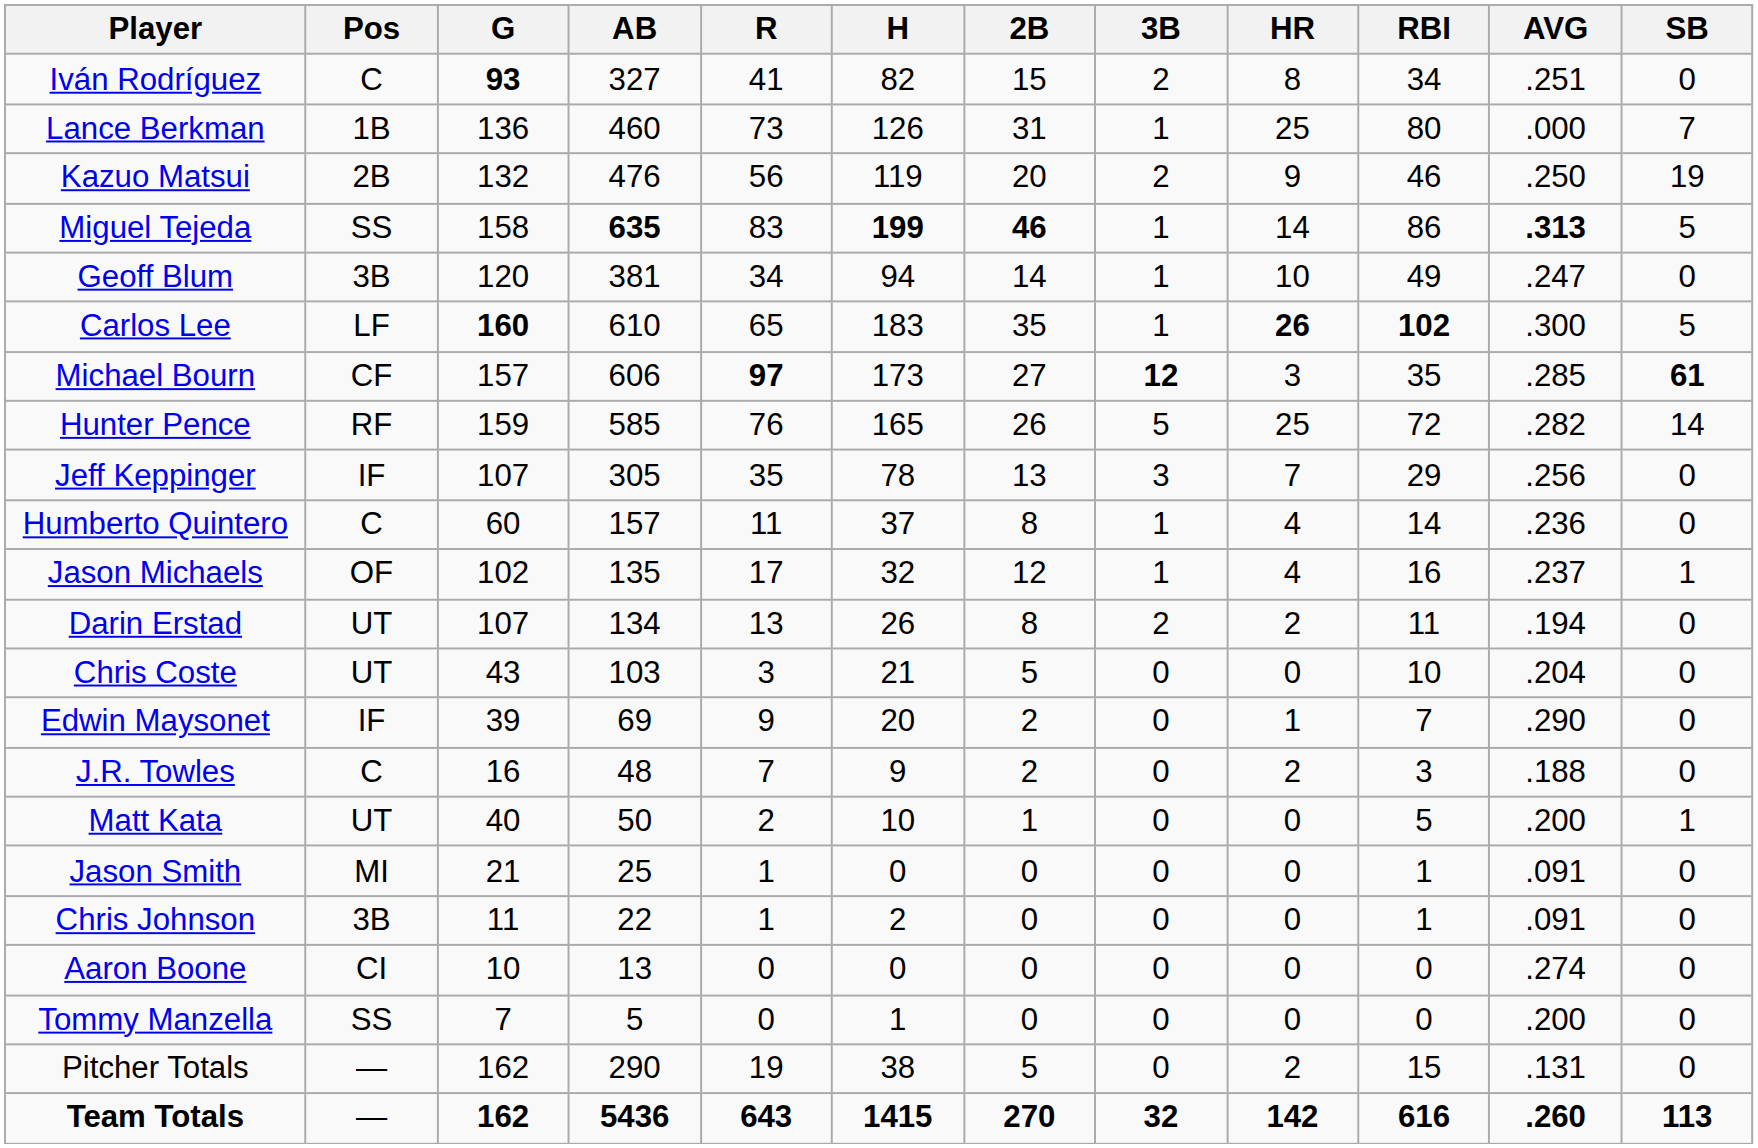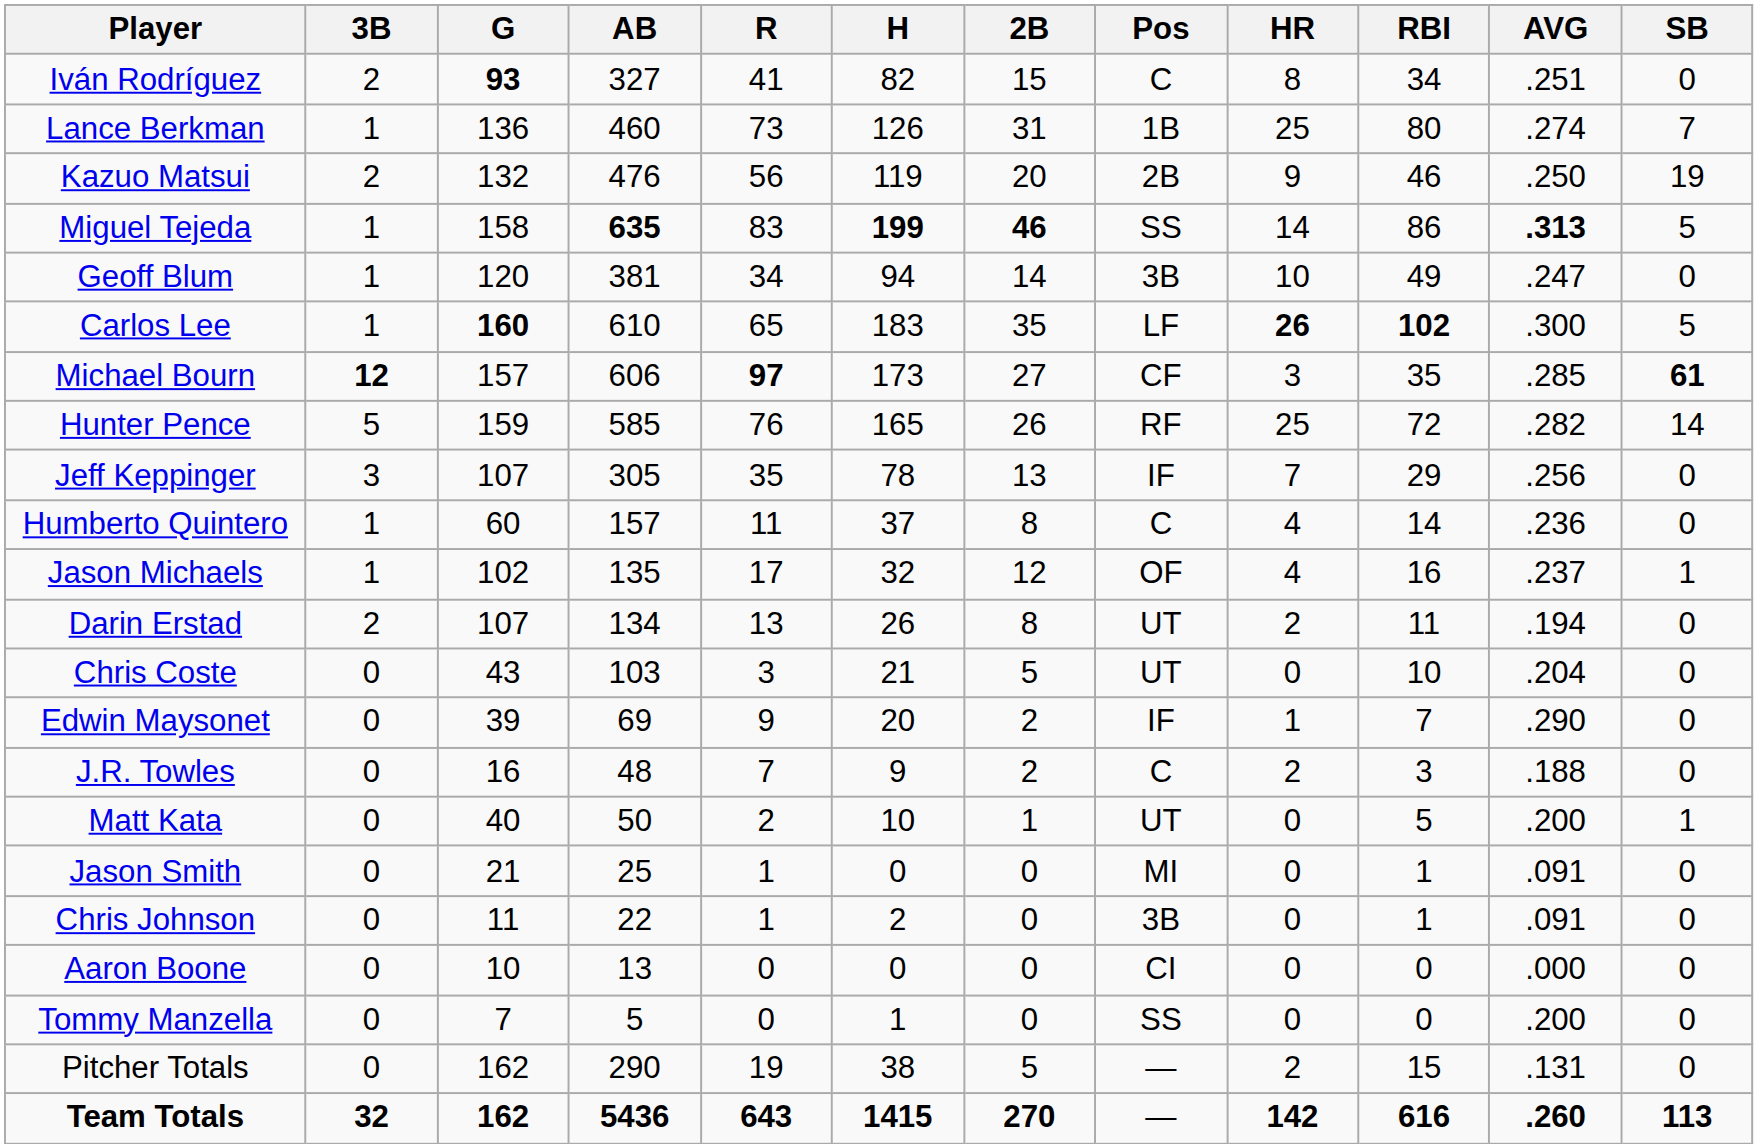columns swapped: (372, 29) <-> (1161, 29)
(1556, 128) .000 -> (1556, 128) .274
(1556, 969) .274 -> (1556, 969) .000
